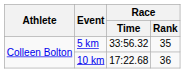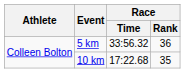(165, 45) 35 -> (165, 45) 36
(165, 60) 36 -> (165, 60) 35
